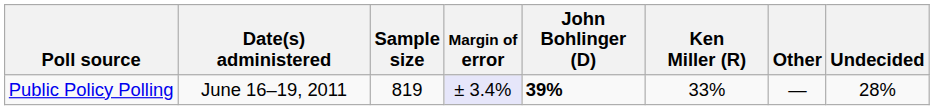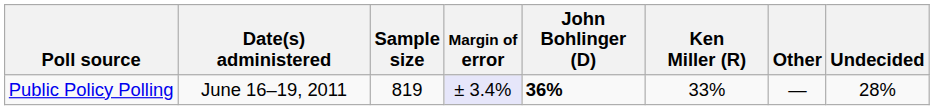(544, 89) 39% -> (544, 89) 36%
